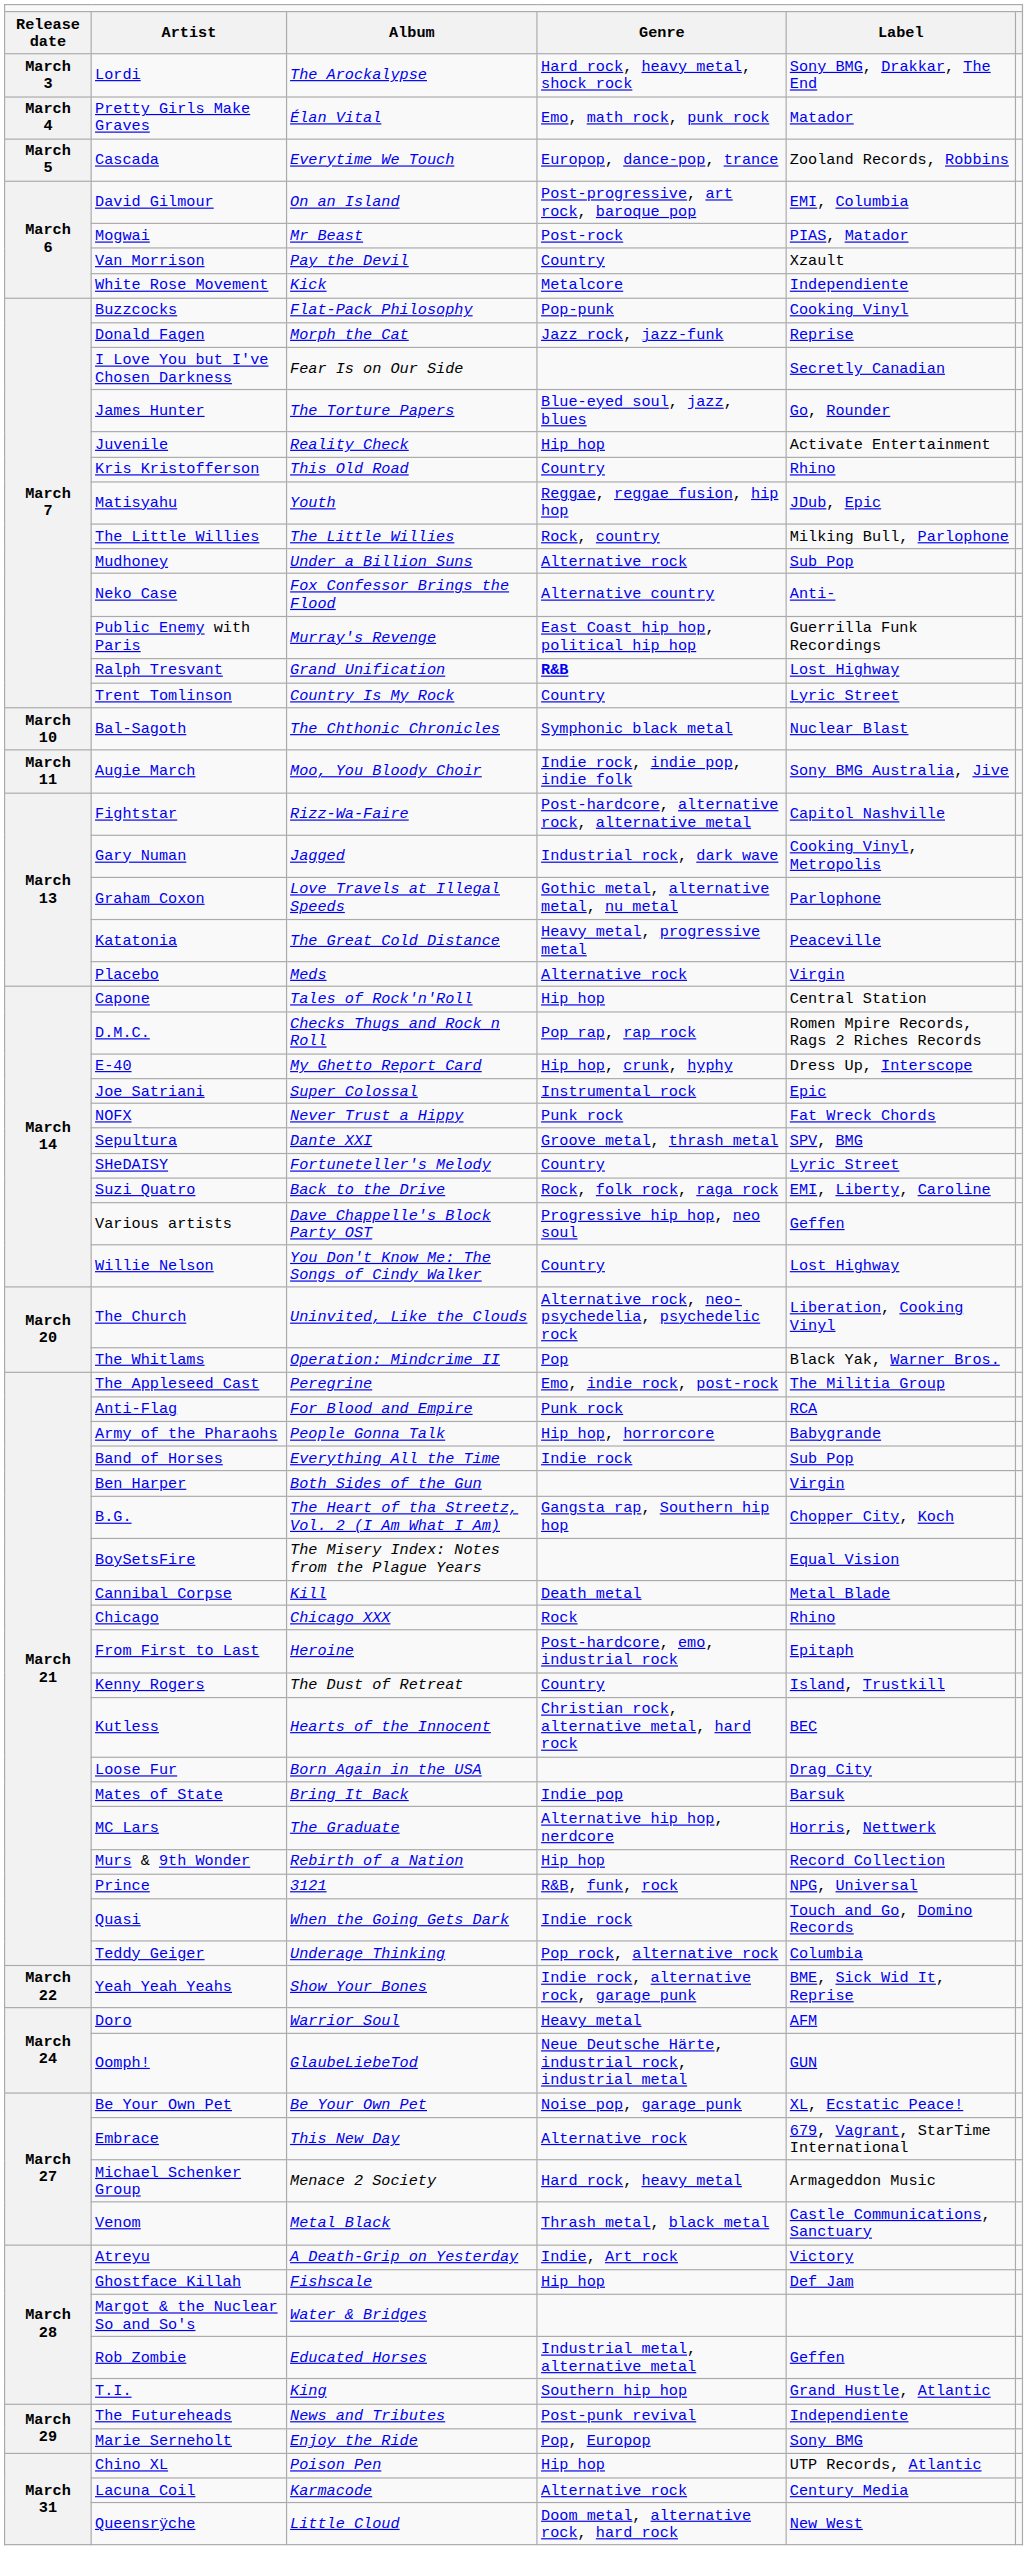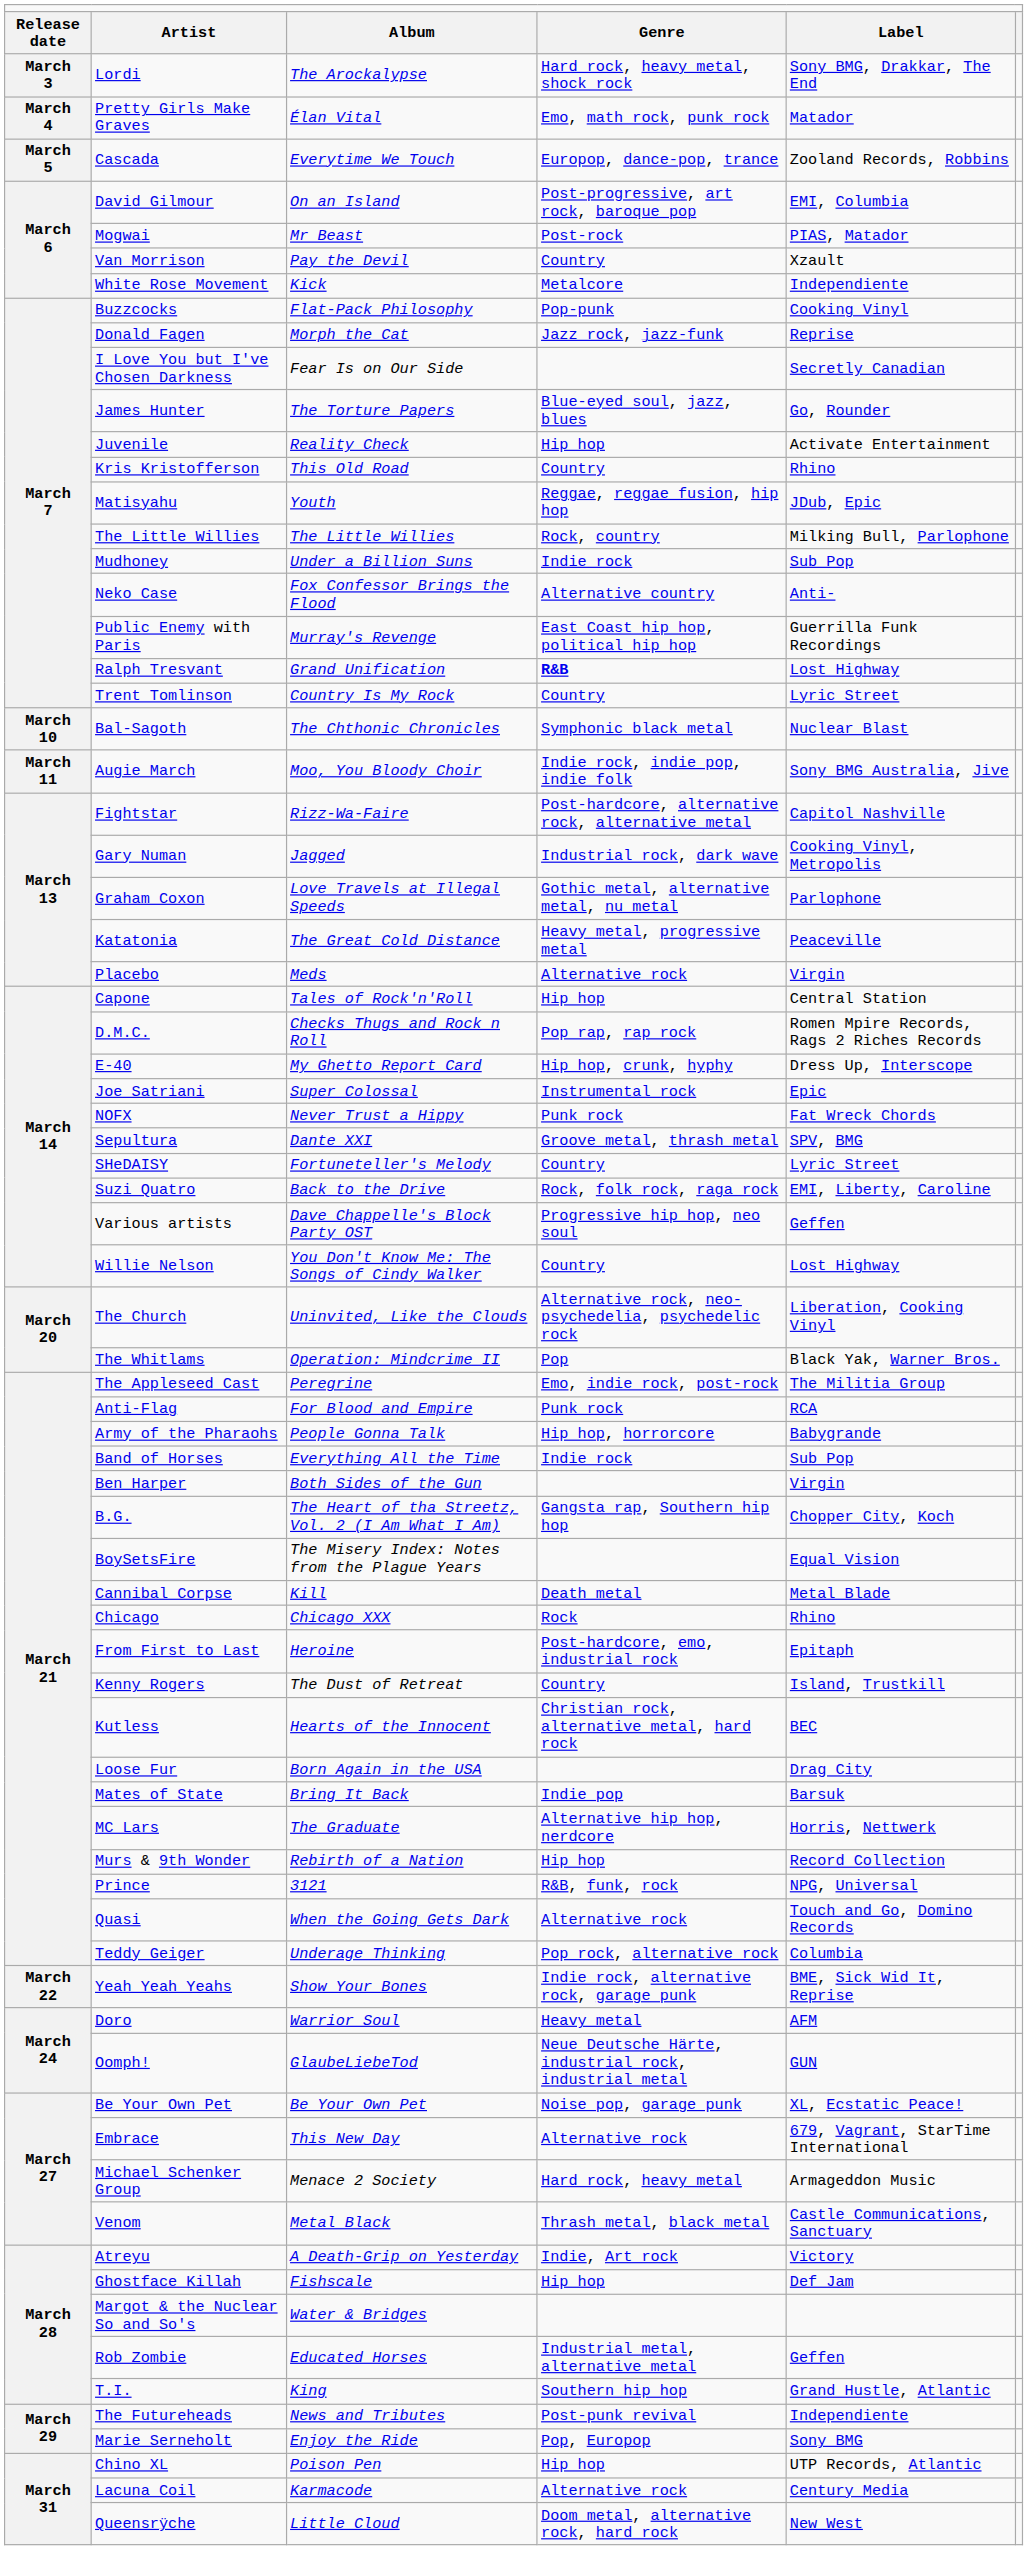(614, 561) Alternative rock -> (587, 561) Indie rock
(587, 1920) Indie rock -> (614, 1920) Alternative rock
